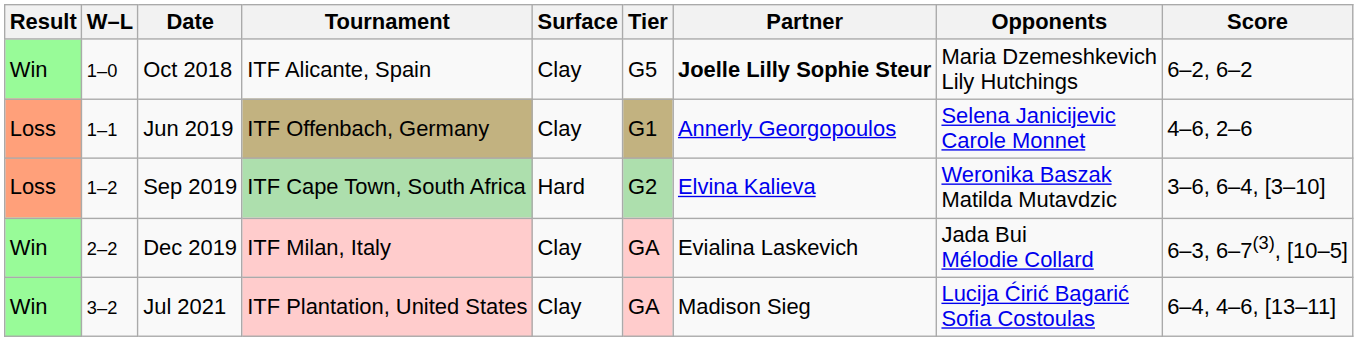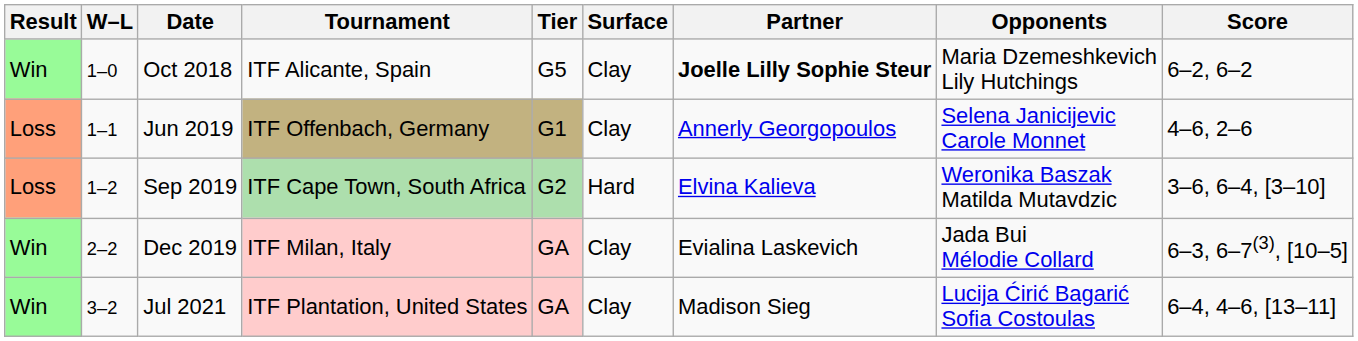columns swapped: (648, 21) <-> (578, 21)
